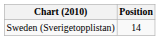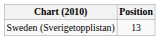(136, 27) 14 -> (136, 27) 13
